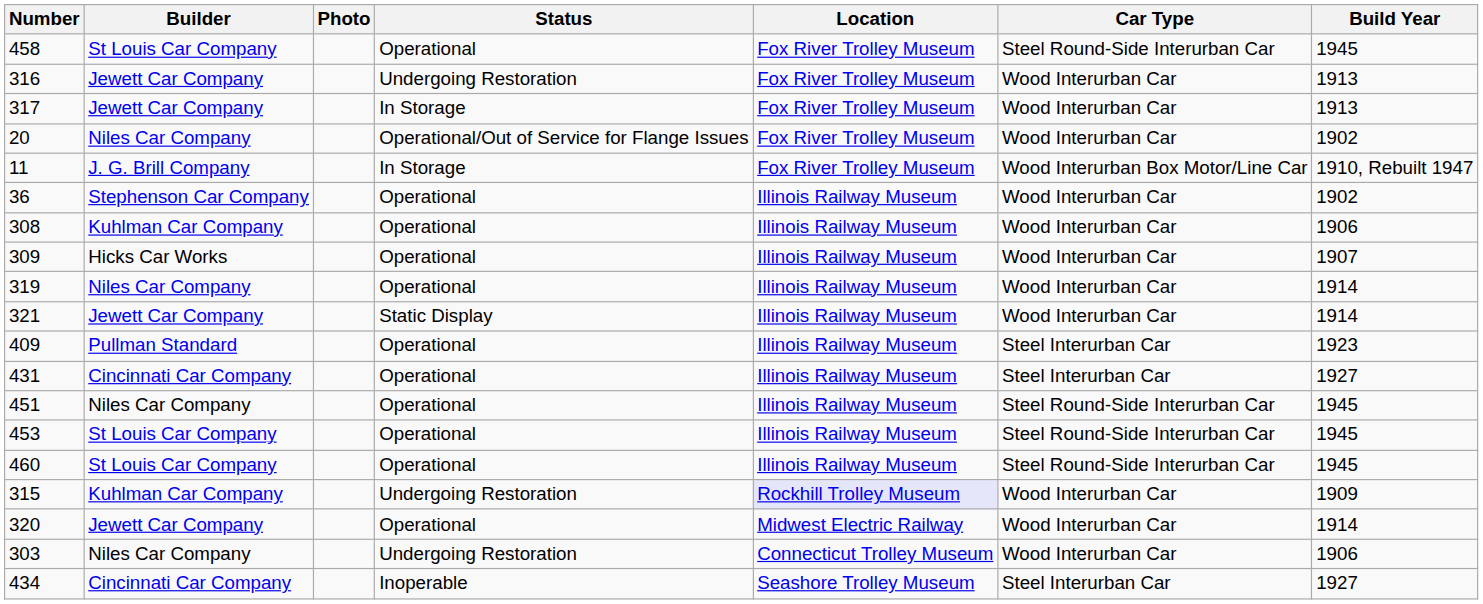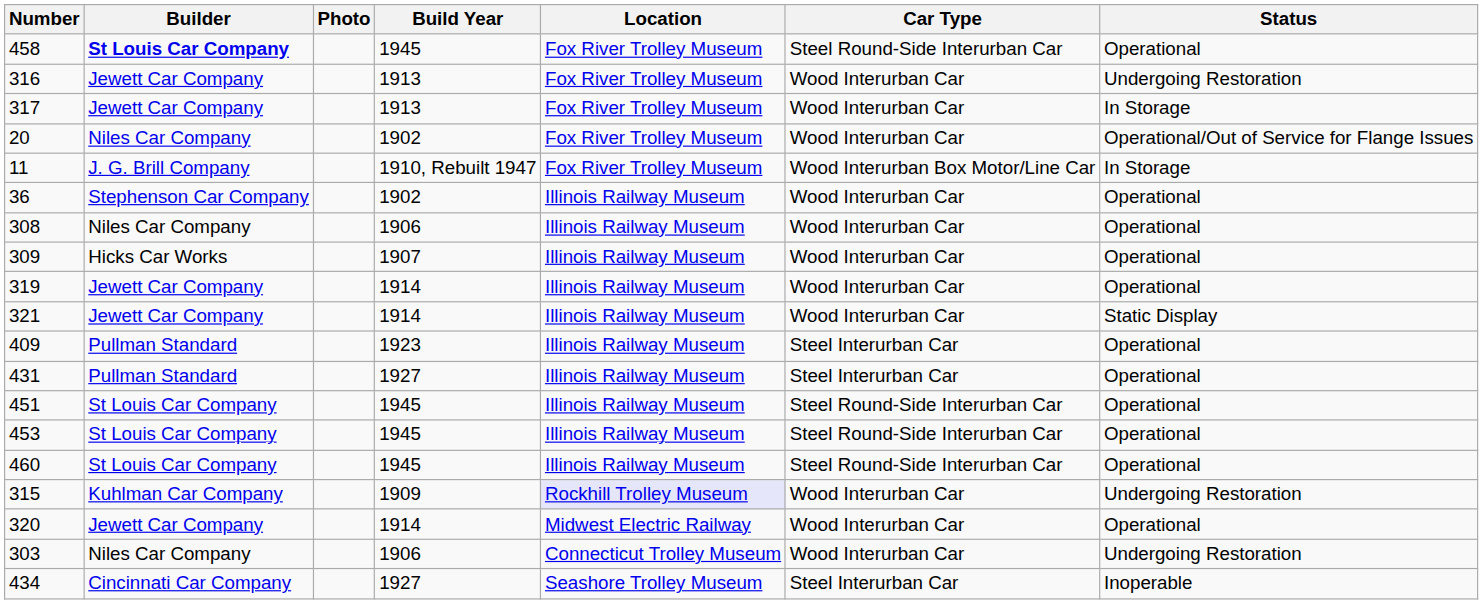columns swapped: (1395, 19) <-> (564, 19)
(182, 49) normal -> (189, 49) bold
(186, 227) Kuhlman Car Company -> (169, 227) Niles Car Company
(169, 286) Niles Car Company -> (176, 286) Jewett Car Company
(190, 375) Cincinnati Car Company -> (163, 375) Pullman Standard
(169, 405) Niles Car Company -> (182, 405) St Louis Car Company
